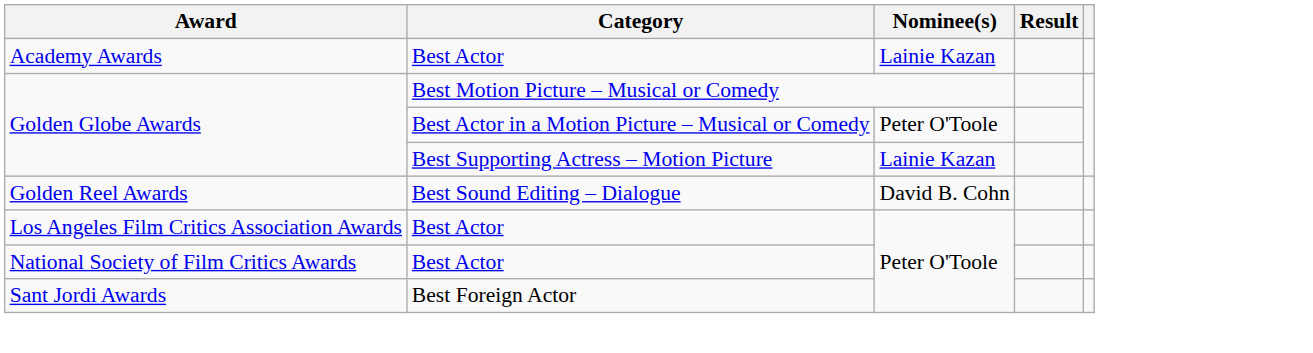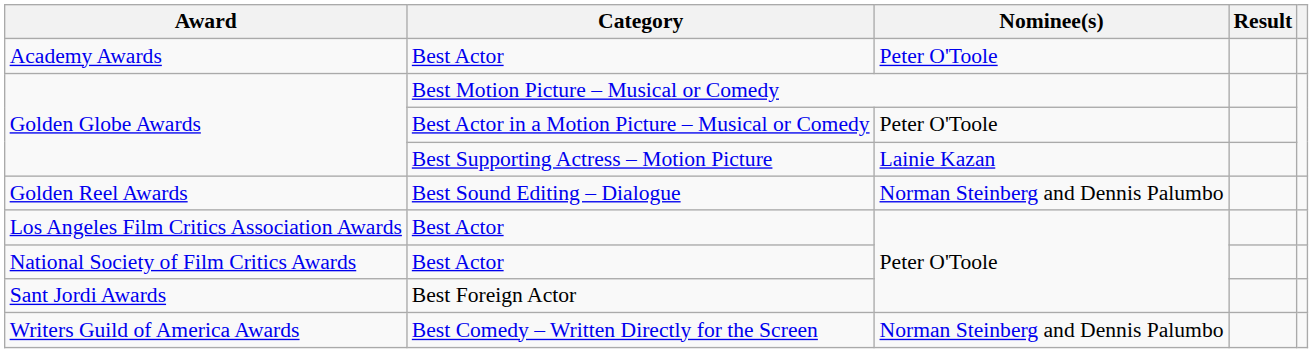(937, 55) Lainie Kazan -> (939, 55) Peter O'Toole
(945, 192) David B. Cohn -> (1052, 192) Norman Steinberg and Dennis Palumbo
+ row: (155, 329)
